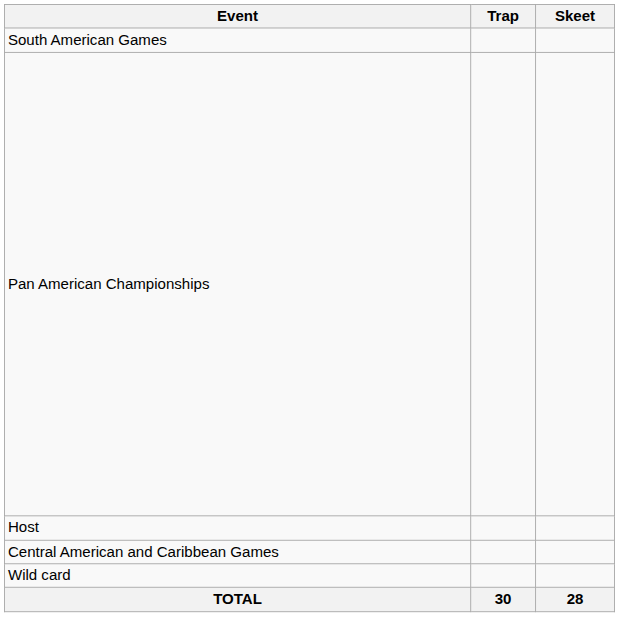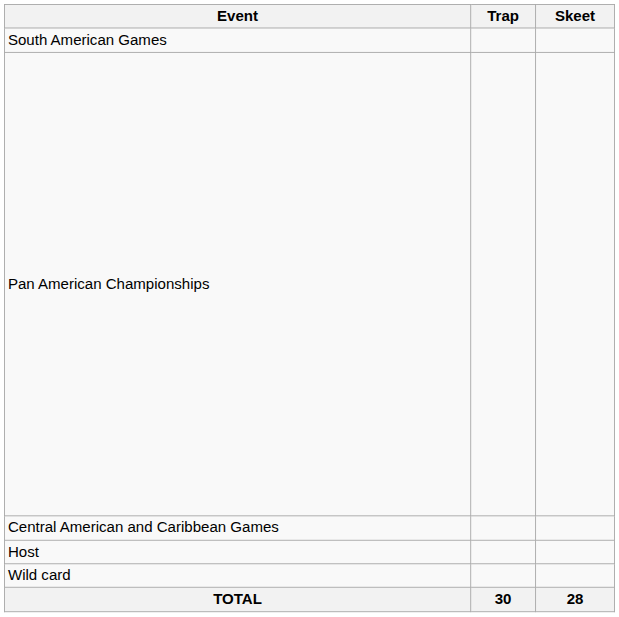rows swapped: (143, 551) <-> (23, 527)
